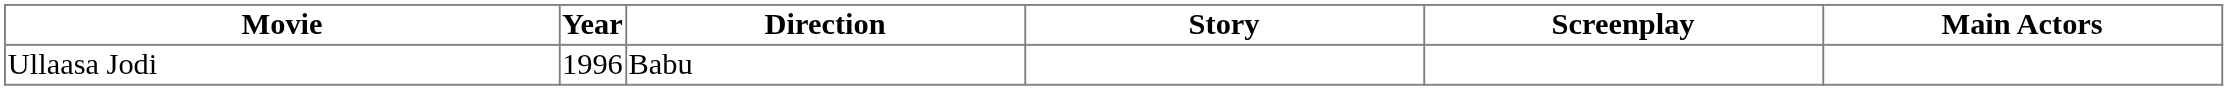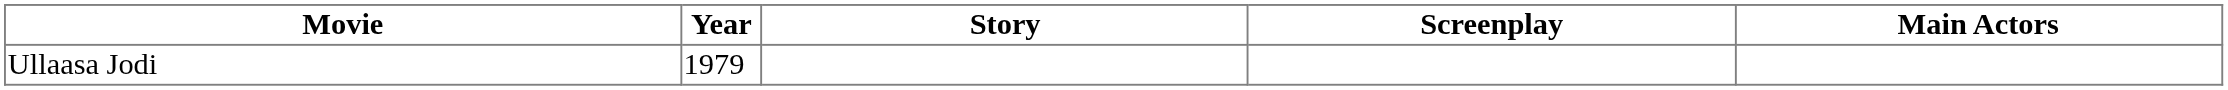- column: (825, 24)
(592, 64) 1996 -> (714, 64) 1979
